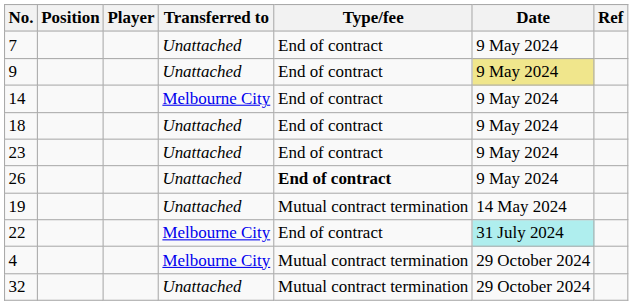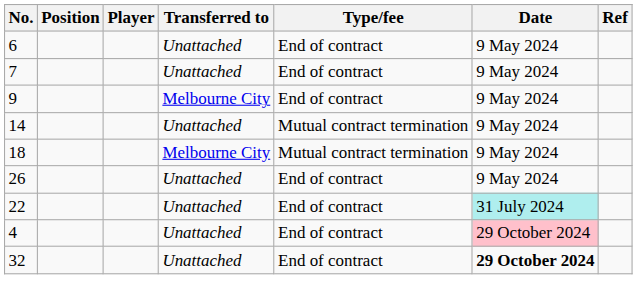+ row: (13, 44)
(202, 71) Unattached -> (216, 98) Melbourne City
(517, 71) khaki background -> (517, 98) no background
(216, 98) Melbourne City -> (202, 125) Unattached
(330, 98) End of contract -> (373, 125) Mutual contract termination
(202, 125) Unattached -> (216, 152) Melbourne City
(330, 125) End of contract -> (373, 152) Mutual contract termination
- row: (17, 152)
(335, 179) bold -> (330, 179) normal
- row: (17, 206)
(216, 233) Melbourne City -> (202, 206) Unattached
(216, 260) Melbourne City -> (202, 233) Unattached
(373, 260) Mutual contract termination -> (330, 233) End of contract
(533, 260) no background -> (533, 233) pink background
(373, 286) Mutual contract termination -> (330, 260) End of contract
(533, 286) normal -> (535, 260) bold
